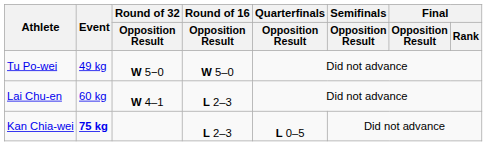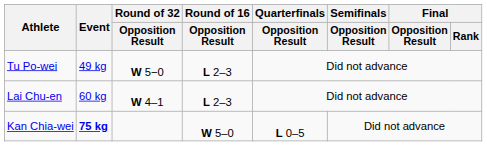(217, 72) W 5–0 -> (217, 72) L 2–3
(217, 133) L 2–3 -> (217, 133) W 5–0
